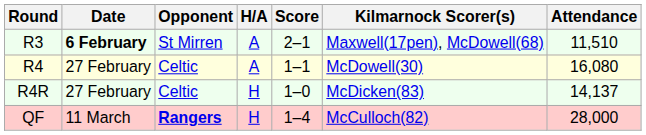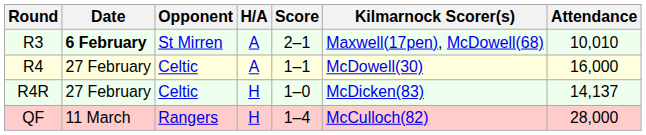(594, 42) 11,510 -> (594, 42) 10,010
(594, 67) 16,080 -> (594, 67) 16,000
(190, 117) bold -> (188, 117) normal
